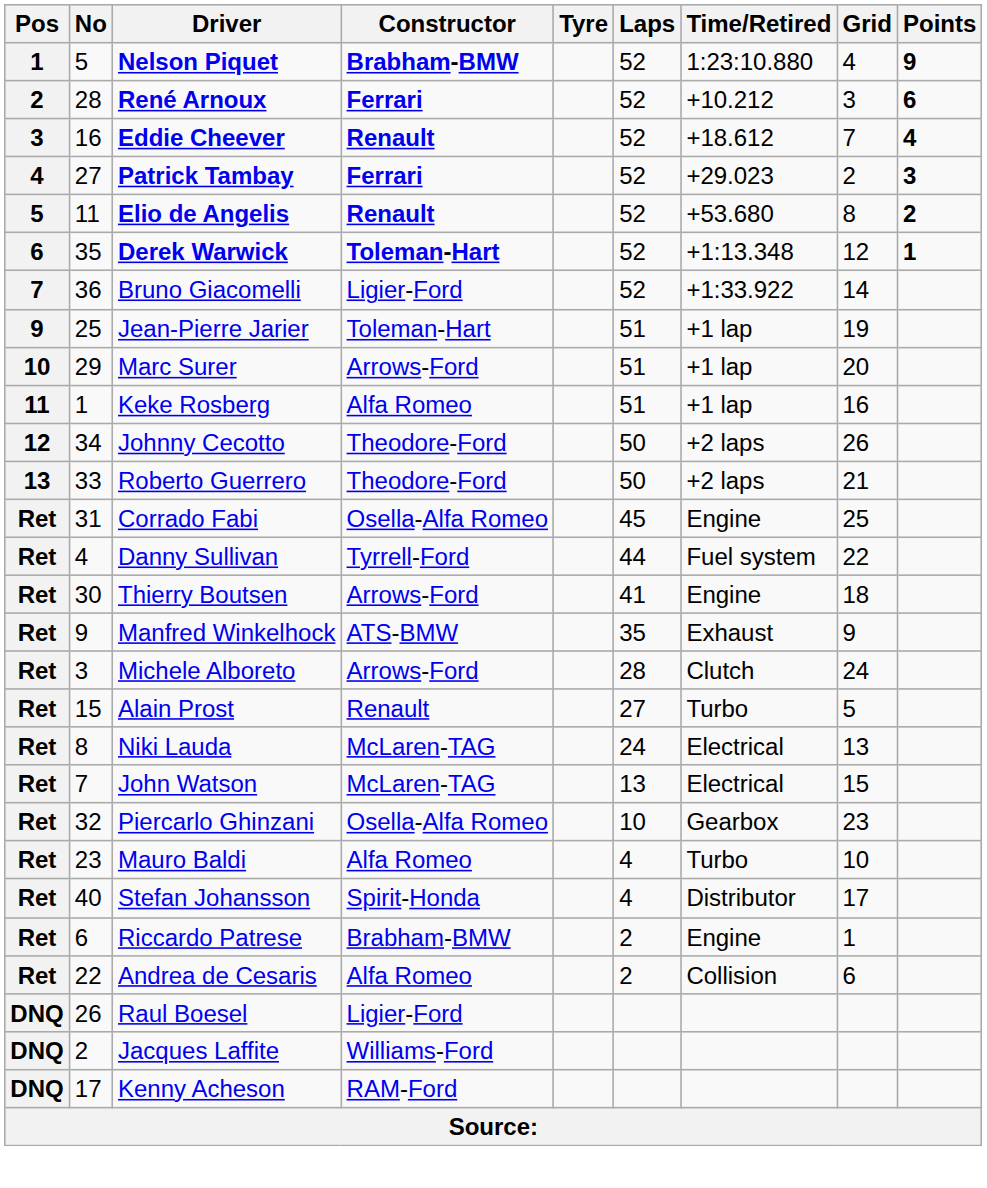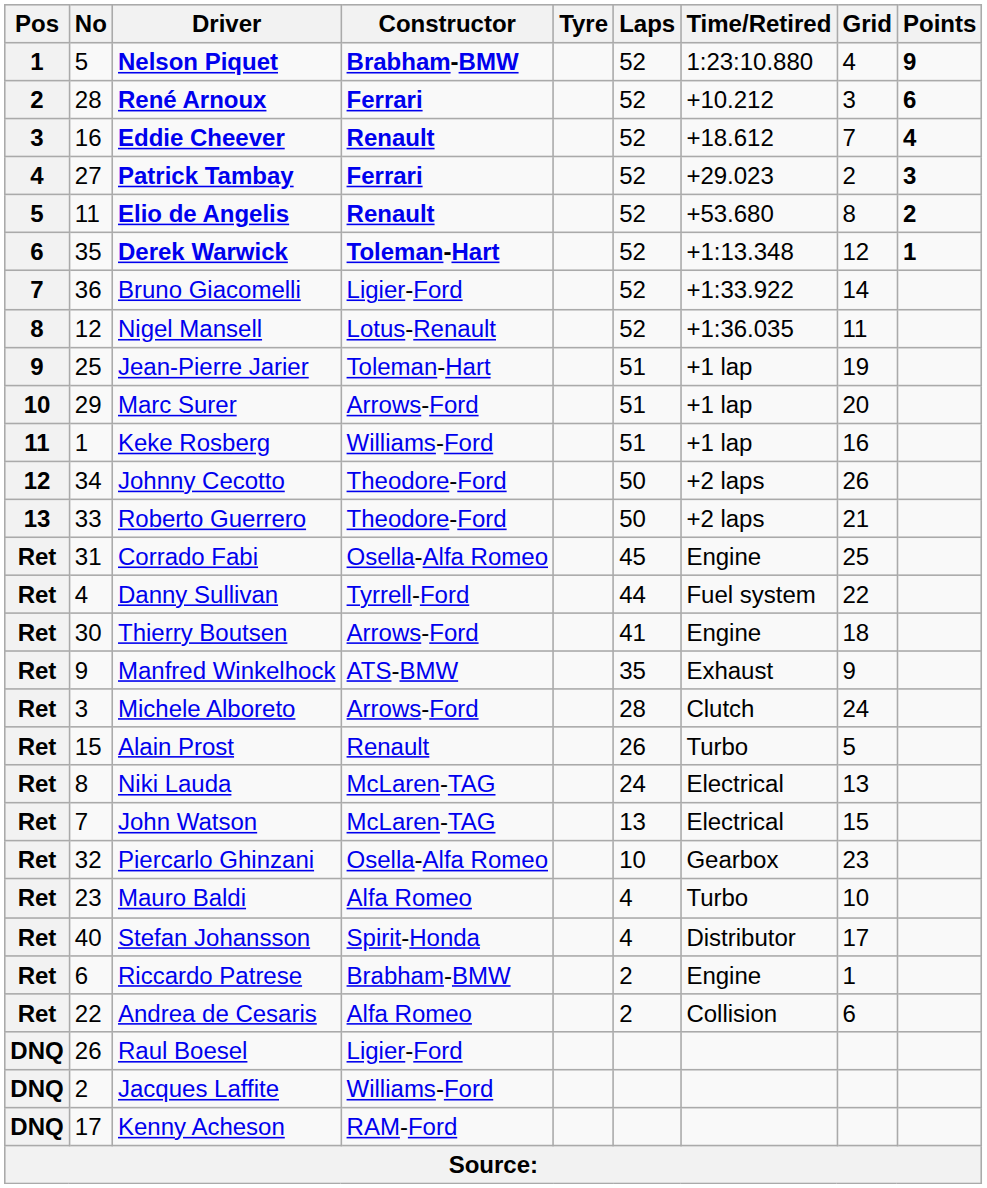+ row: (190, 328)
(409, 404) Alfa Romeo -> (420, 442) Williams-Ford
(633, 708) 27 -> (633, 746) 26
